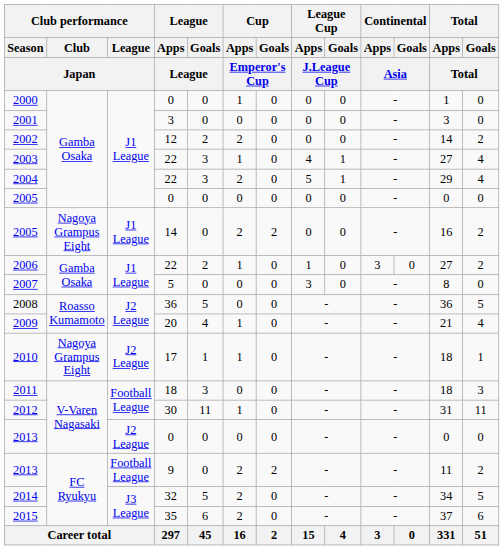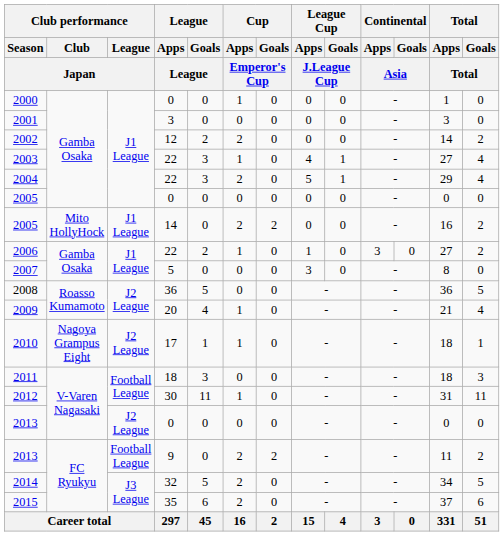(77, 231) Nagoya Grampus Eight -> (77, 224) Mito HollyHock
